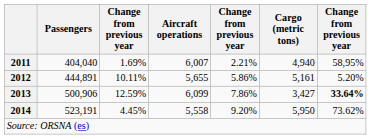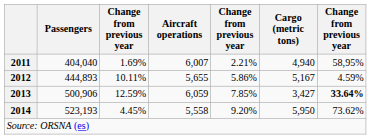(81, 78) 444,891 -> (81, 78) 444,893
(304, 78) 5,161 -> (304, 78) 5,167
(351, 78) 5.20% -> (351, 78) 4.59%
(197, 94) 6,099 -> (197, 94) 6,059
(244, 94) 7.86% -> (244, 94) 7.85%
(81, 110) 523,191 -> (81, 110) 523,193
